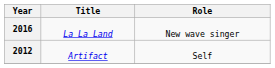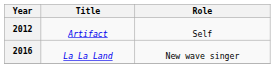rows swapped: (23, 52) <-> (23, 29)
